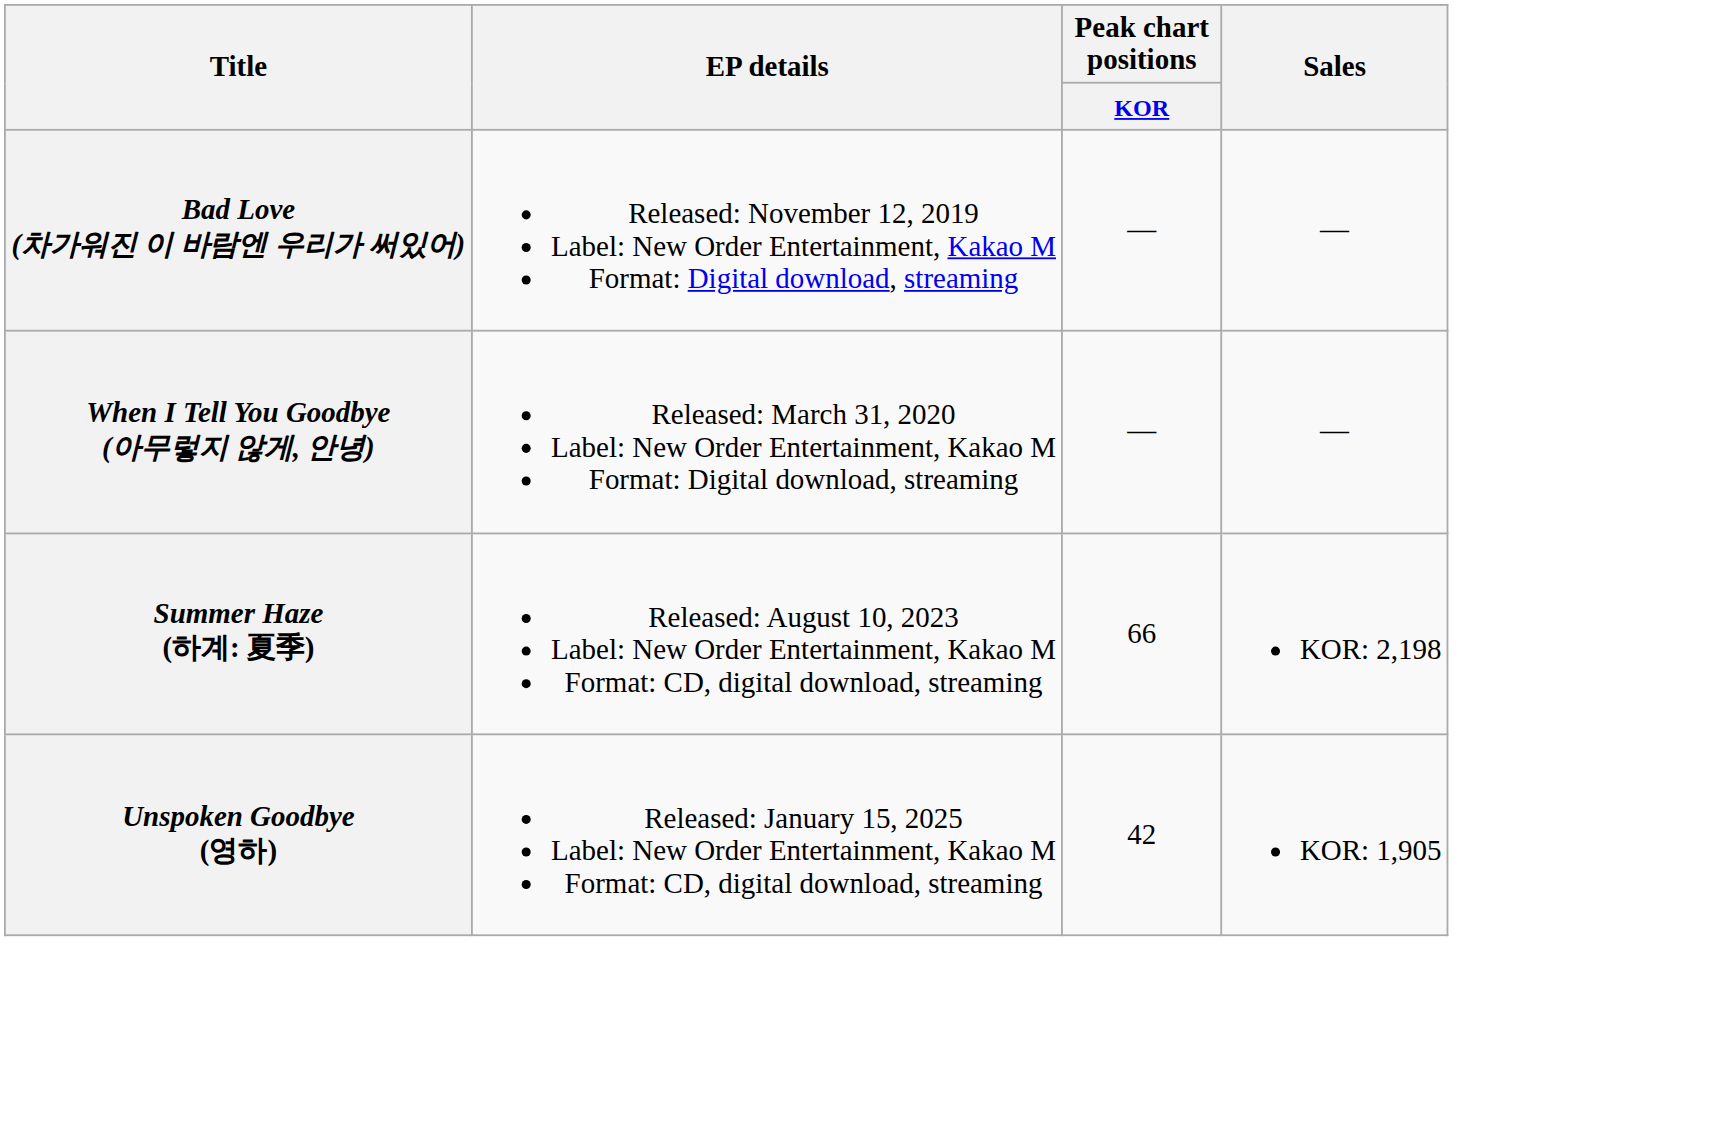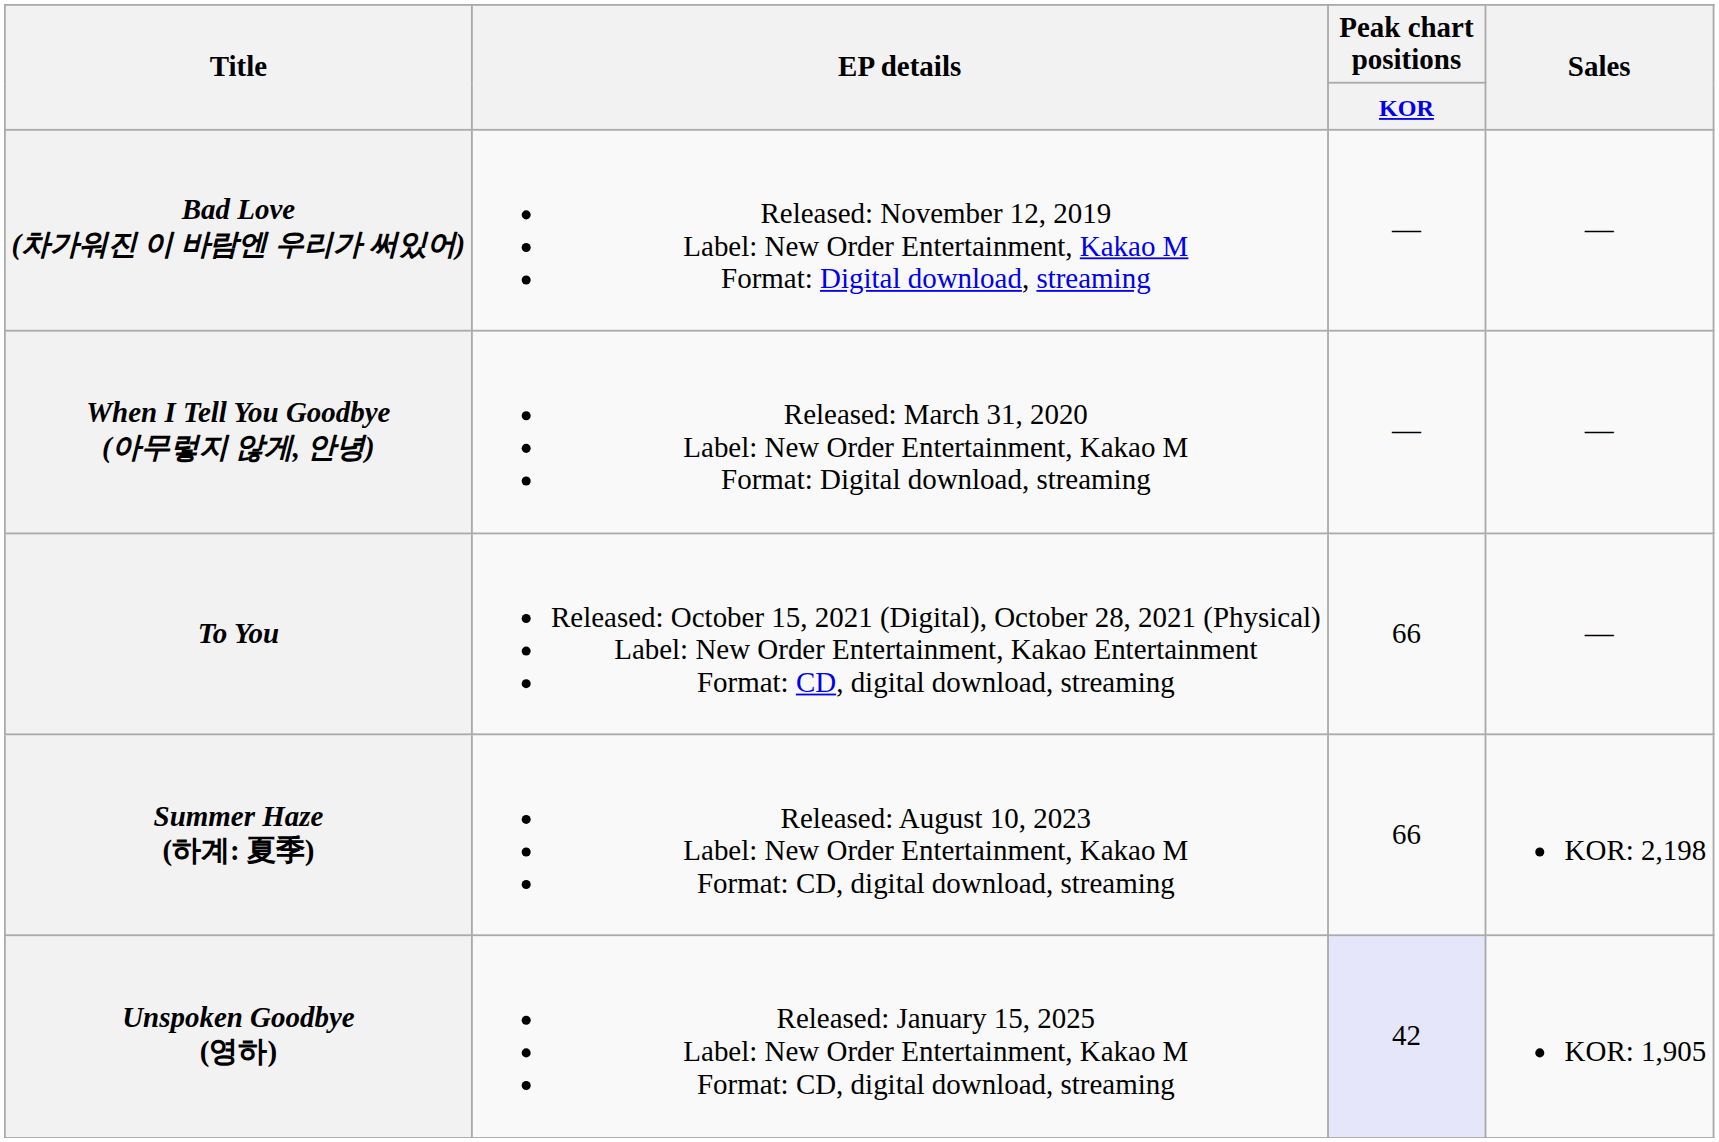+ row: (238, 632)
(1142, 834) no background -> (1406, 1036) lavender background
